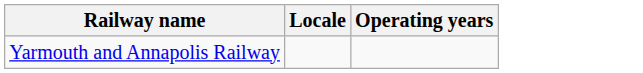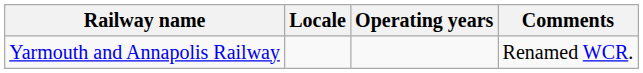+ column: (568, 20)
